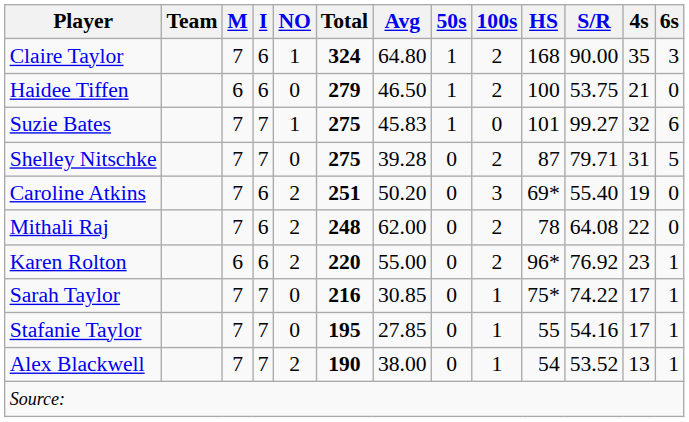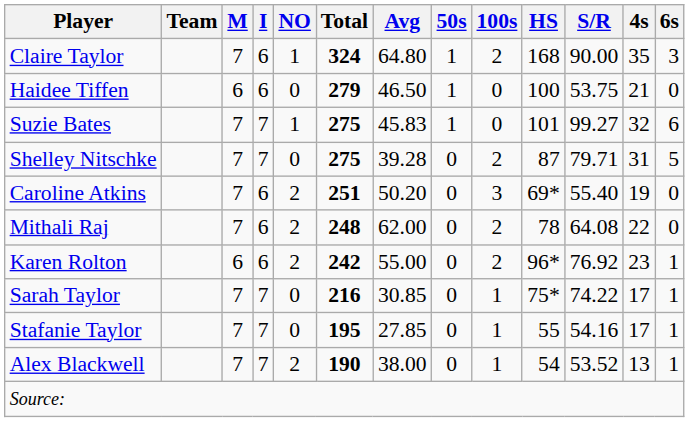(497, 90) 2 -> (497, 90) 0
(344, 261) 220 -> (344, 261) 242
